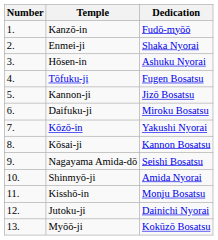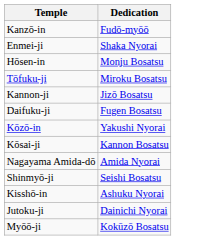- column: (25, 12)
(174, 62) Ashuku Nyorai -> (132, 62) Monju Bosatsu
(173, 78) Fugen Bosatsu -> (134, 78) Miroku Bosatsu
(175, 111) Miroku Bosatsu -> (131, 111) Fugen Bosatsu
(172, 161) Seishi Bosatsu -> (130, 161) Amida Nyorai
(172, 177) Amida Nyorai -> (131, 177) Seishi Bosatsu
(174, 194) Monju Bosatsu -> (132, 194) Ashuku Nyorai
